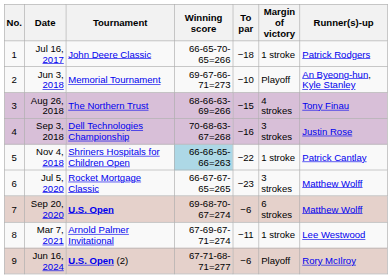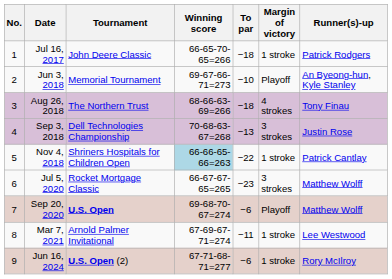(246, 106) −15 -> (246, 106) −18
(246, 132) −16 -> (246, 132) −13
(277, 209) 6 strokes -> (276, 209) Playoff
(276, 261) Playoff -> (278, 261) 1 stroke
